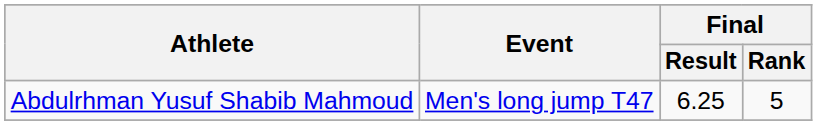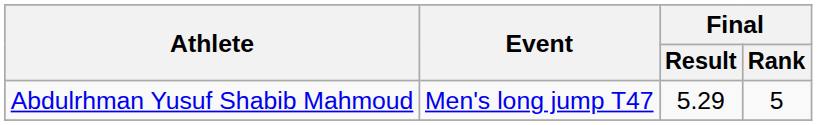(701, 101) 6.25 -> (701, 101) 5.29
